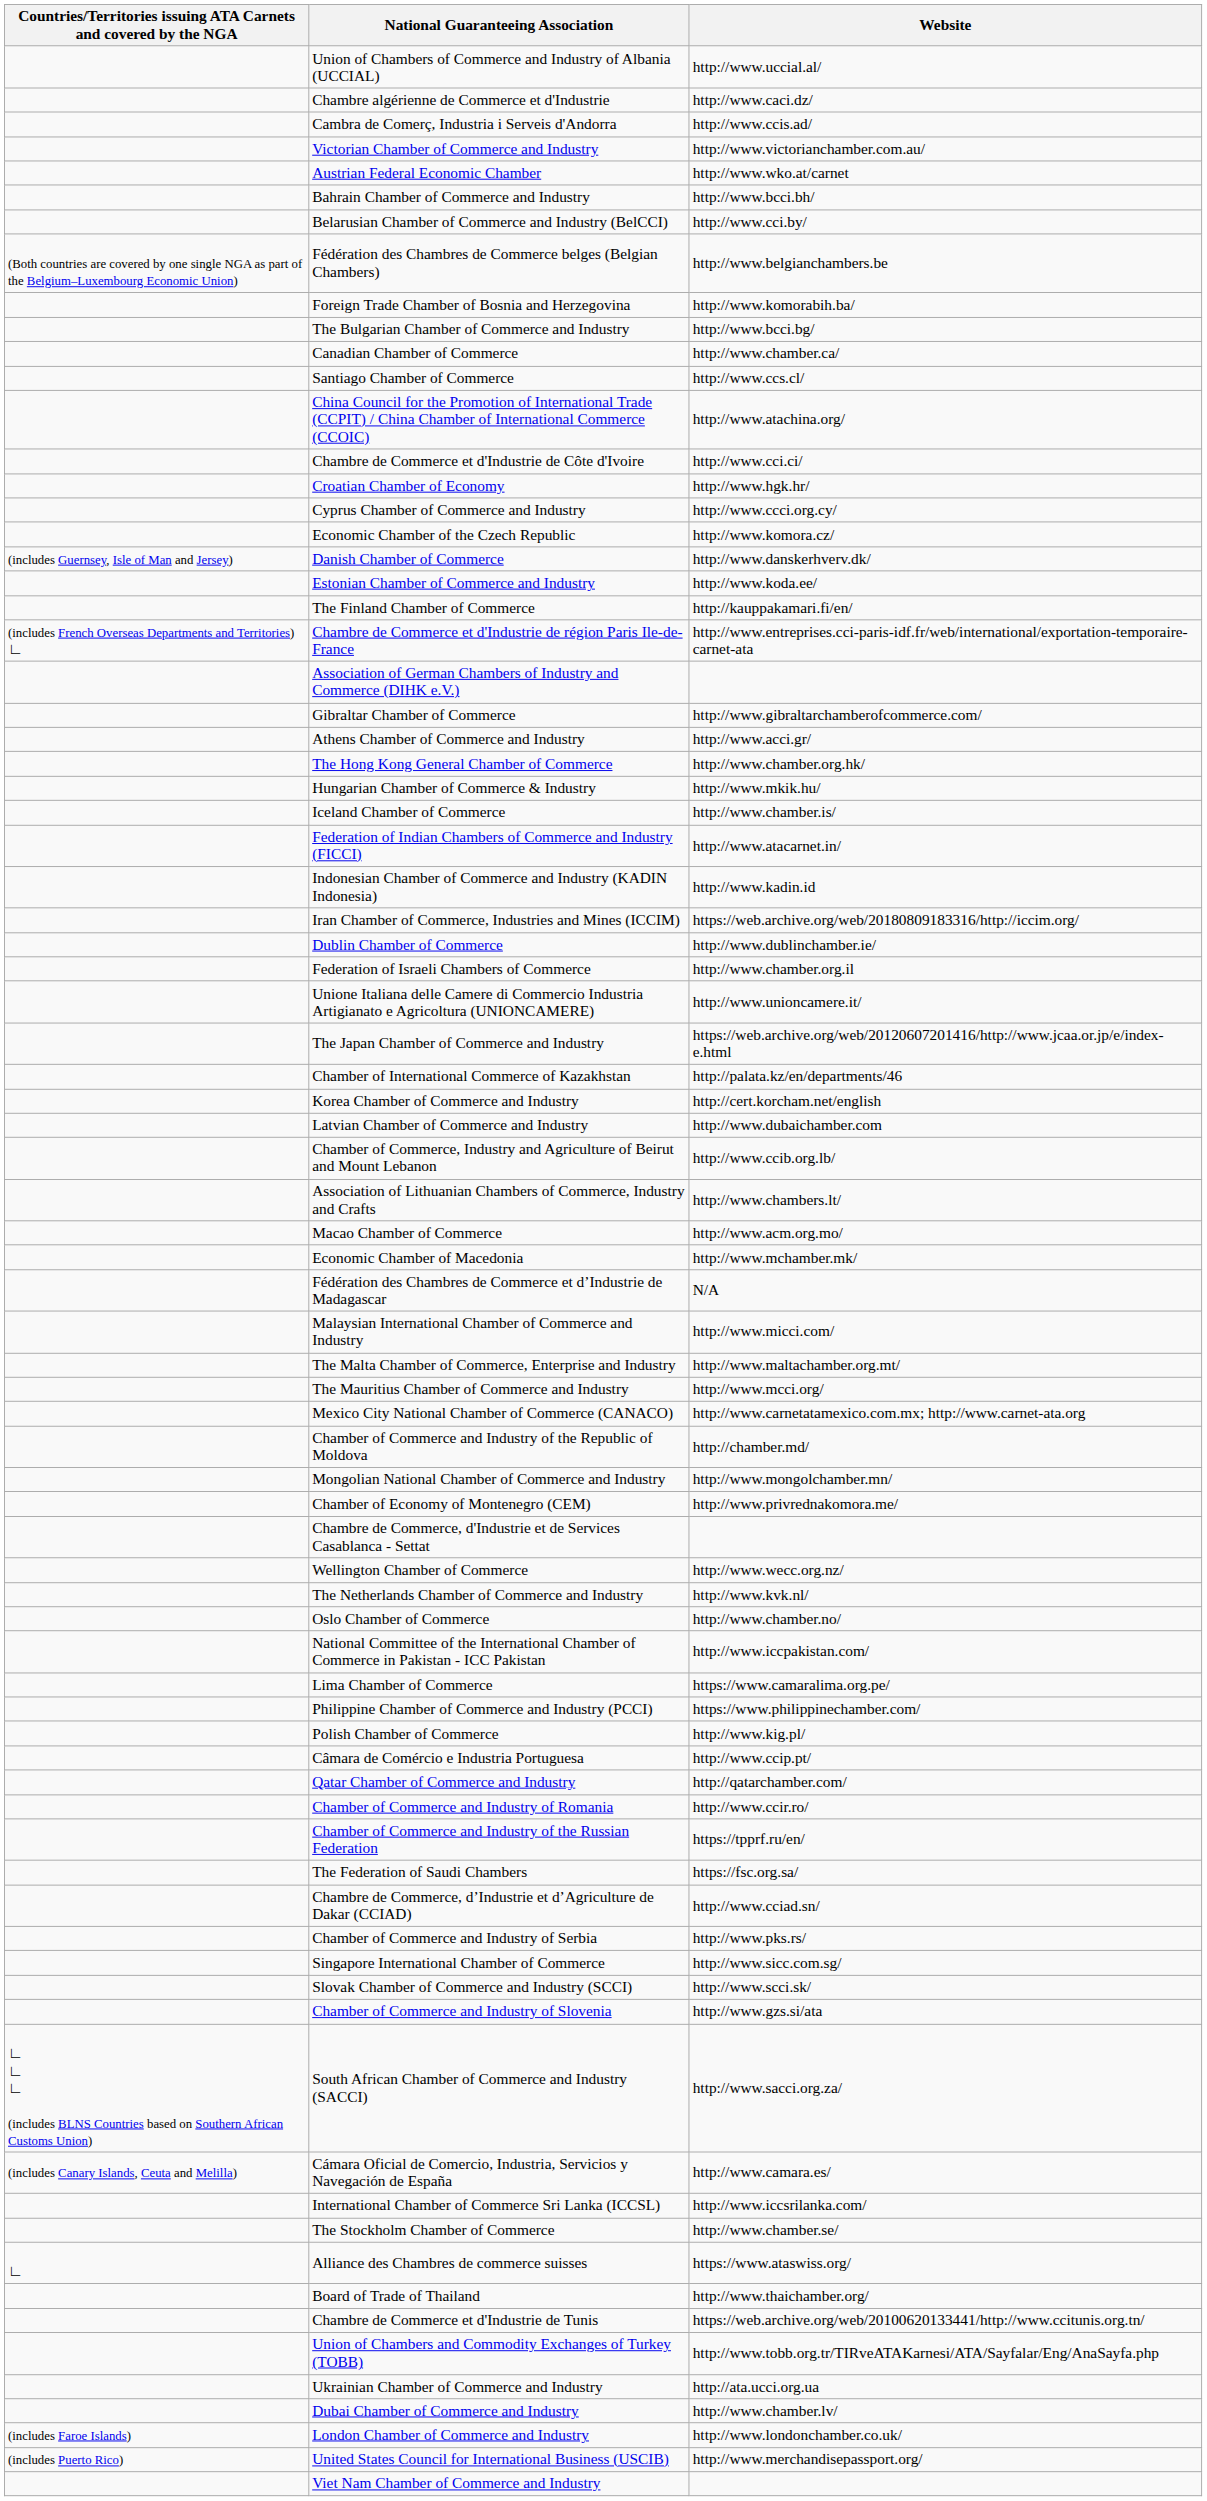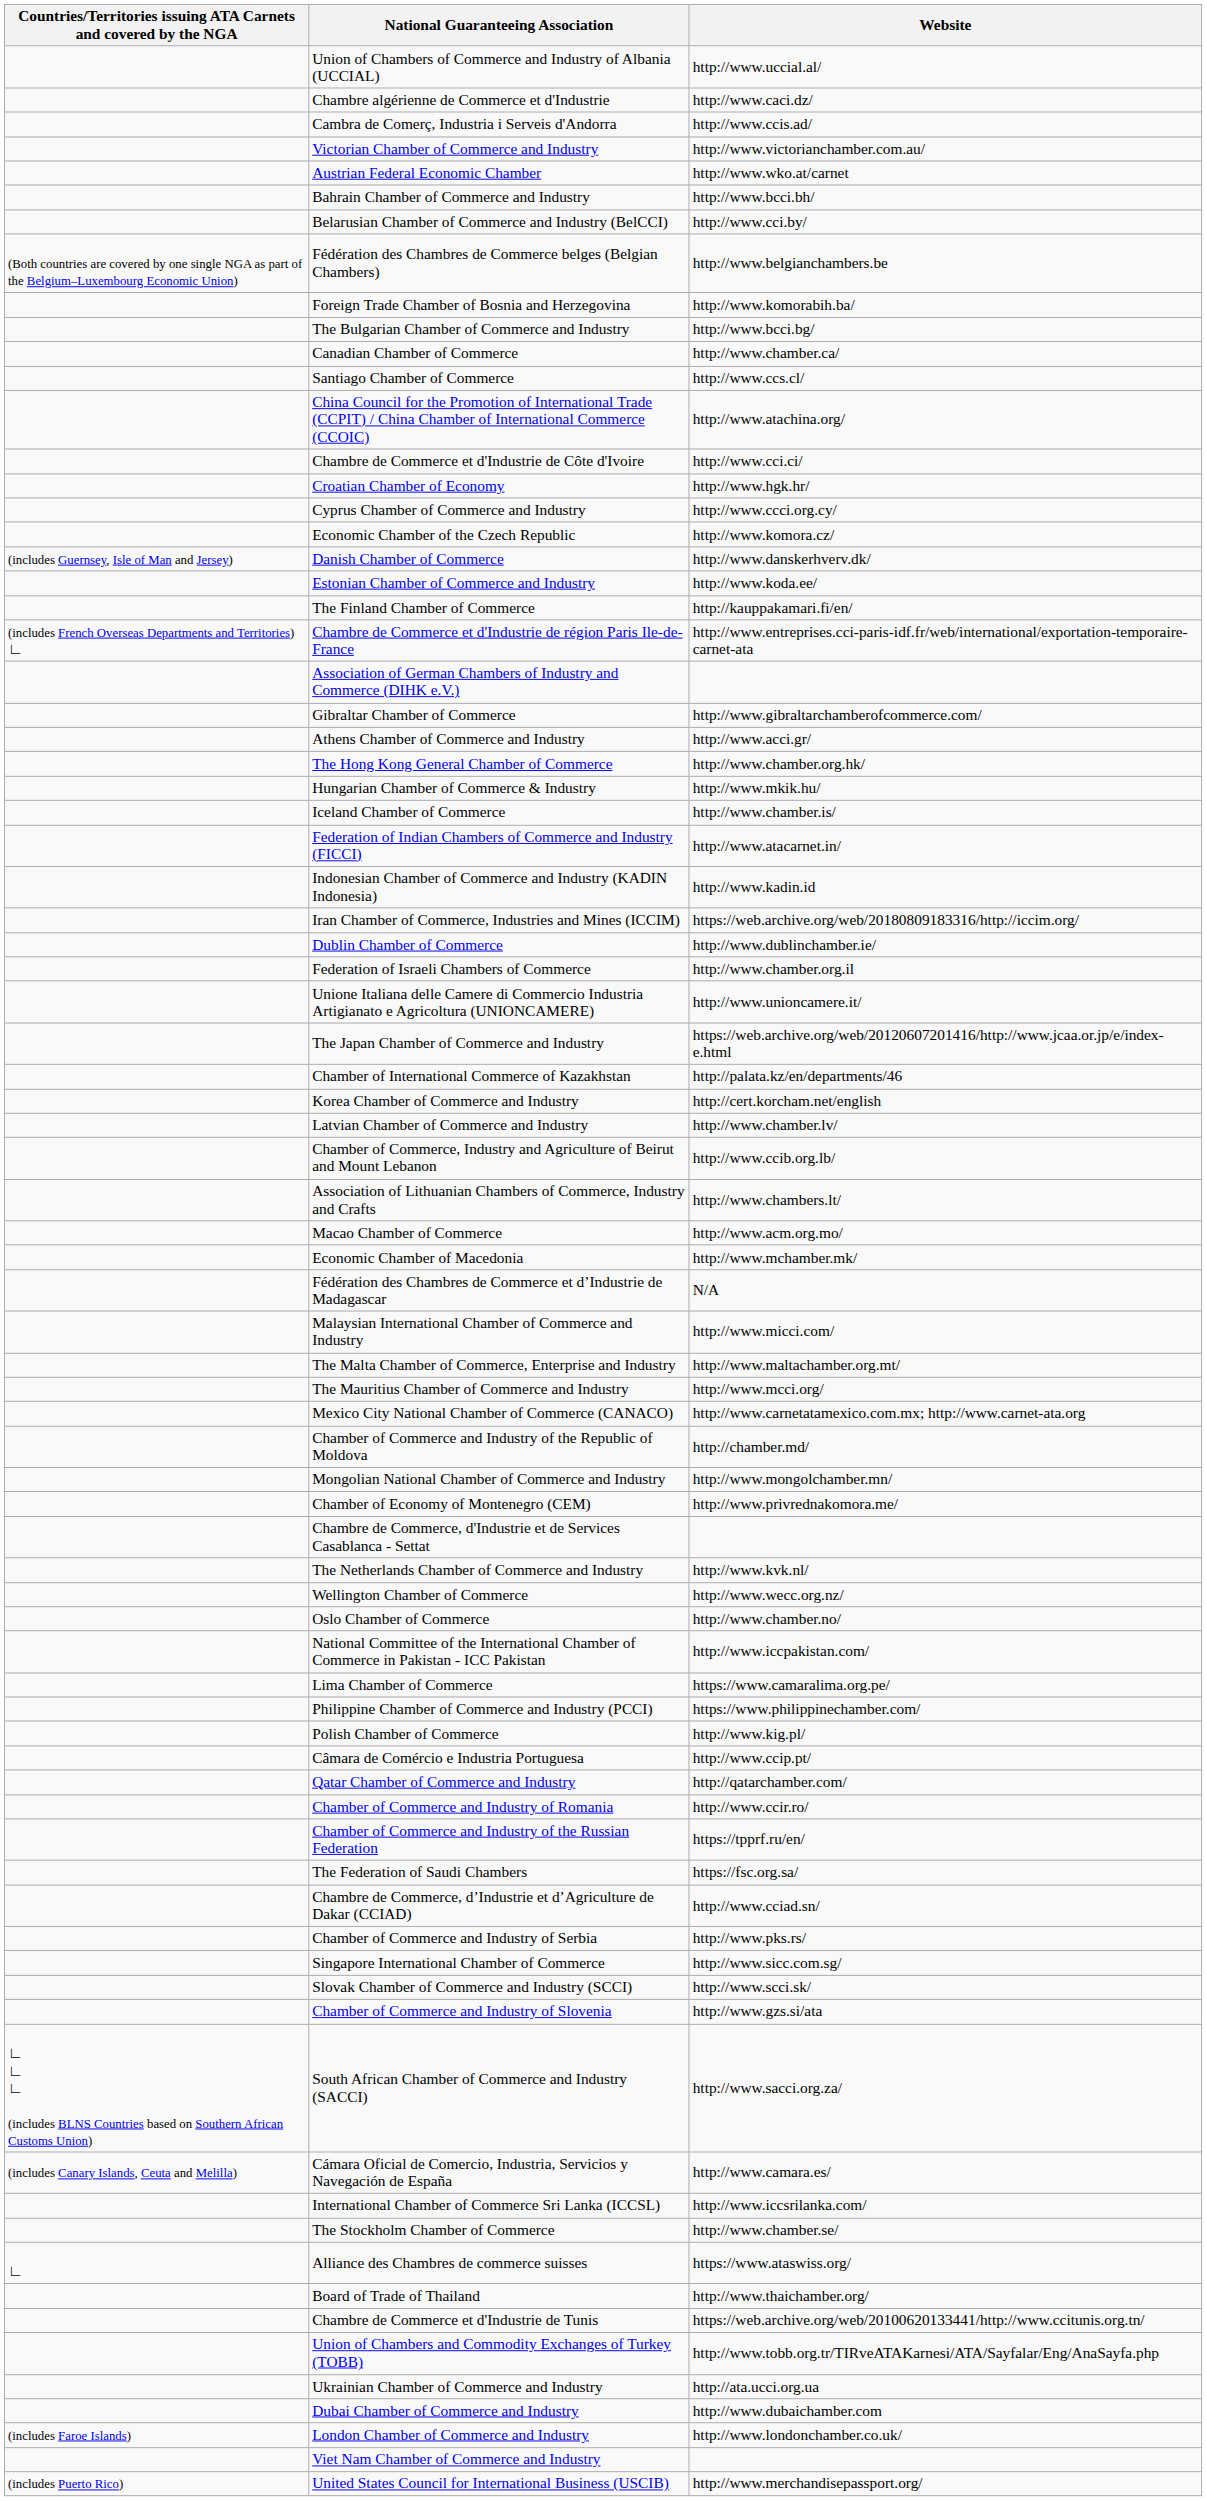(787, 1125) http://www.dubaichamber.com -> (765, 1125) http://www.chamber.lv/
rows swapped: (478, 1594) <-> (420, 1570)
(765, 2410) http://www.chamber.lv/ -> (787, 2410) http://www.dubaichamber.com
rows swapped: (491, 2459) <-> (456, 2483)
